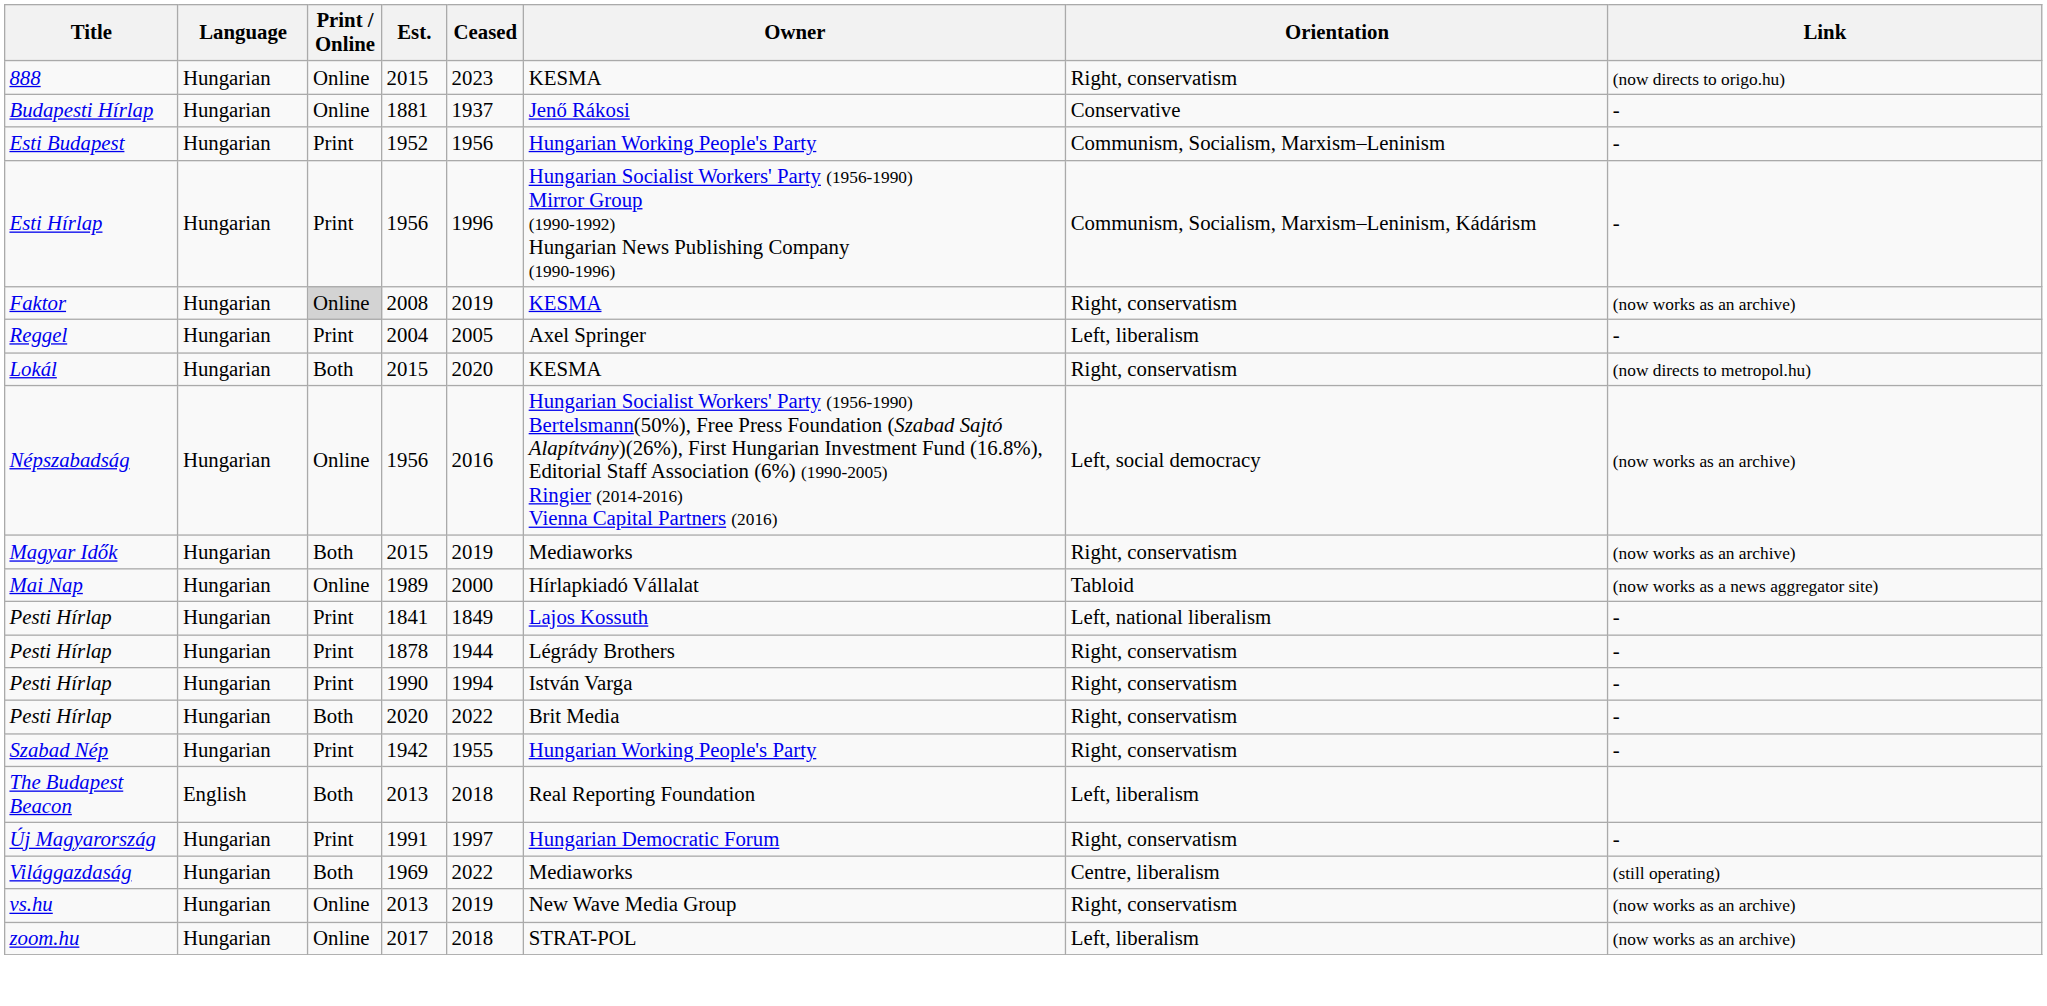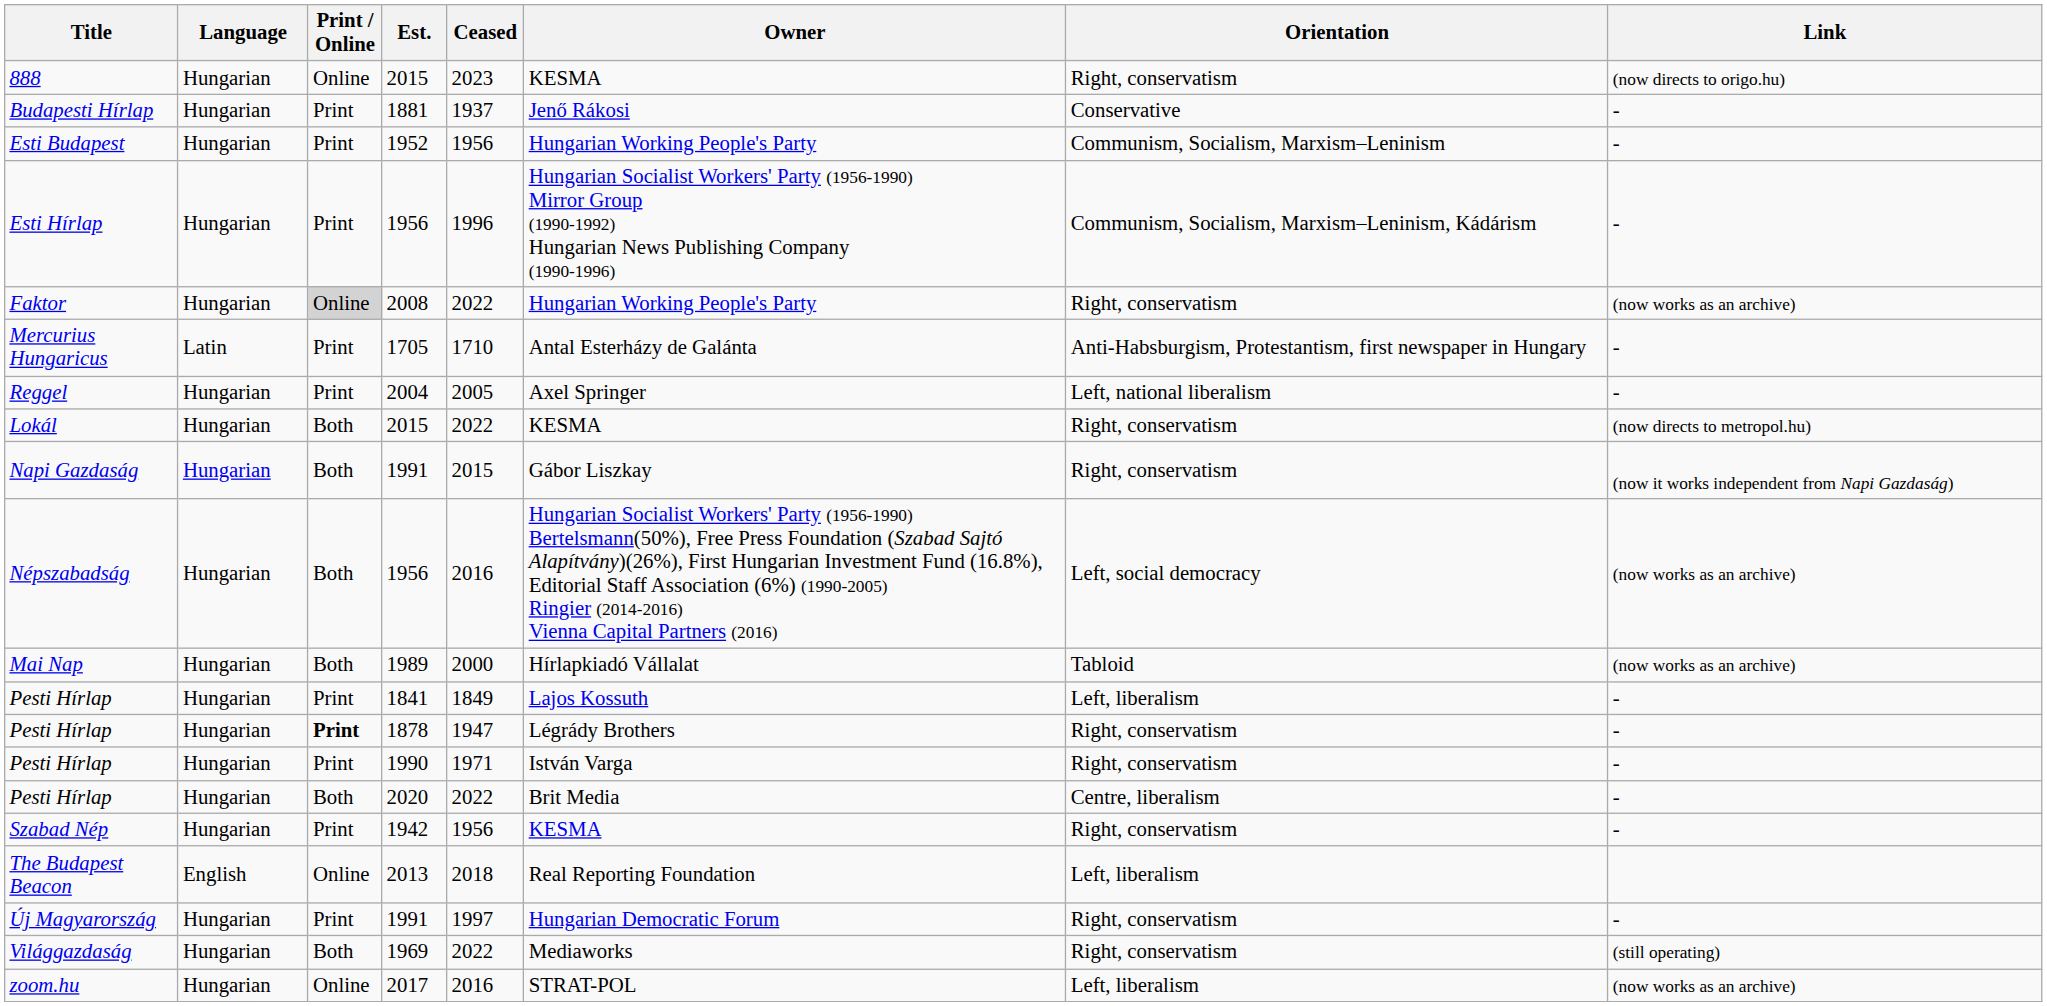(341, 110) Online -> (333, 110) Print
(472, 302) 2019 -> (472, 302) 2022
(565, 302) KESMA -> (672, 302) Hungarian Working People's Party
+ row: (59, 347)
(1135, 335) Left, liberalism -> (1171, 392) Left, national liberalism
(472, 368) 2020 -> (472, 425) 2022
+ row: (74, 469)
(341, 460) Online -> (333, 573) Both
- row: (63, 551)
(341, 584) Online -> (333, 664) Both
(1746, 586) (now works as a news aggregator site) -> (1704, 665) (now works as an archive)
(1171, 617) Left, national liberalism -> (1135, 697) Left, liberalism
(333, 650) normal -> (336, 730) bold
(472, 650) 1944 -> (472, 730) 1947
(472, 683) 1994 -> (472, 763) 1971
(1154, 716) Right, conservatism -> (1145, 796) Centre, liberalism
(472, 749) 1955 -> (472, 829) 1956
(672, 749) Hungarian Working People's Party -> (565, 829) KESMA
(333, 794) Both -> (341, 874) Online
(1145, 872) Centre, liberalism -> (1154, 951) Right, conservatism
- row: (31, 905)
(472, 938) 2018 -> (472, 984) 2016
